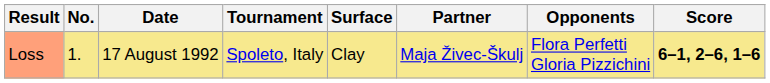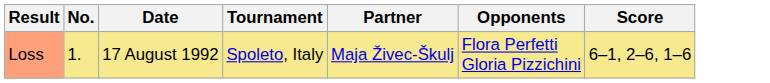- column: (362, 17)
(709, 54) bold -> (640, 54) normal
